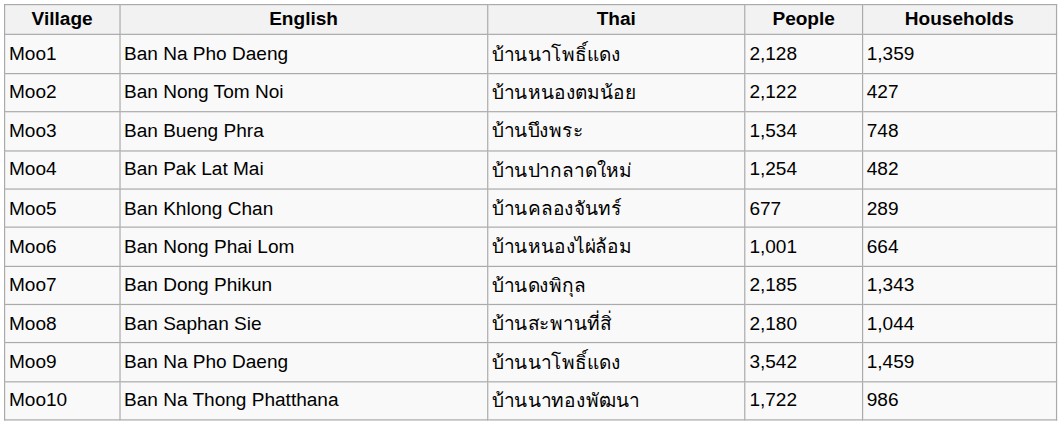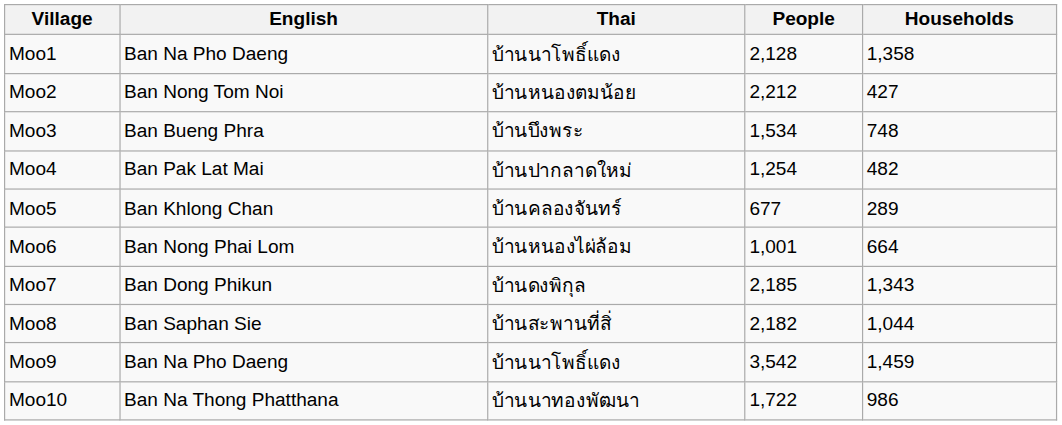(891, 53) 1,359 -> (891, 53) 1,358
(773, 92) 2,122 -> (773, 92) 2,212
(773, 323) 2,180 -> (773, 323) 2,182
